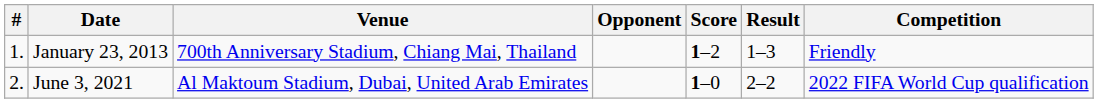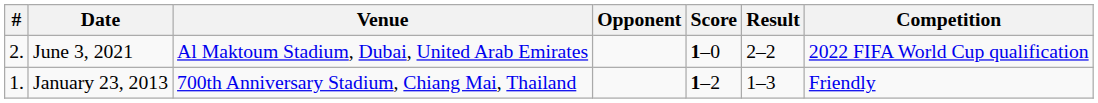rows swapped: (100, 51) <-> (83, 82)
